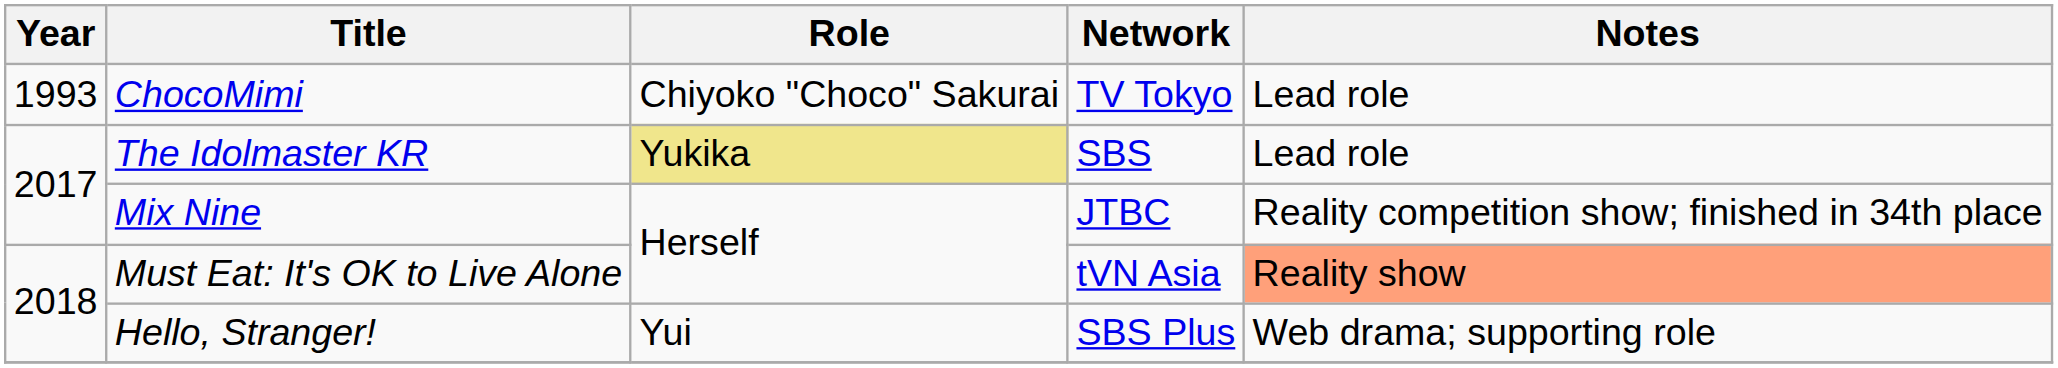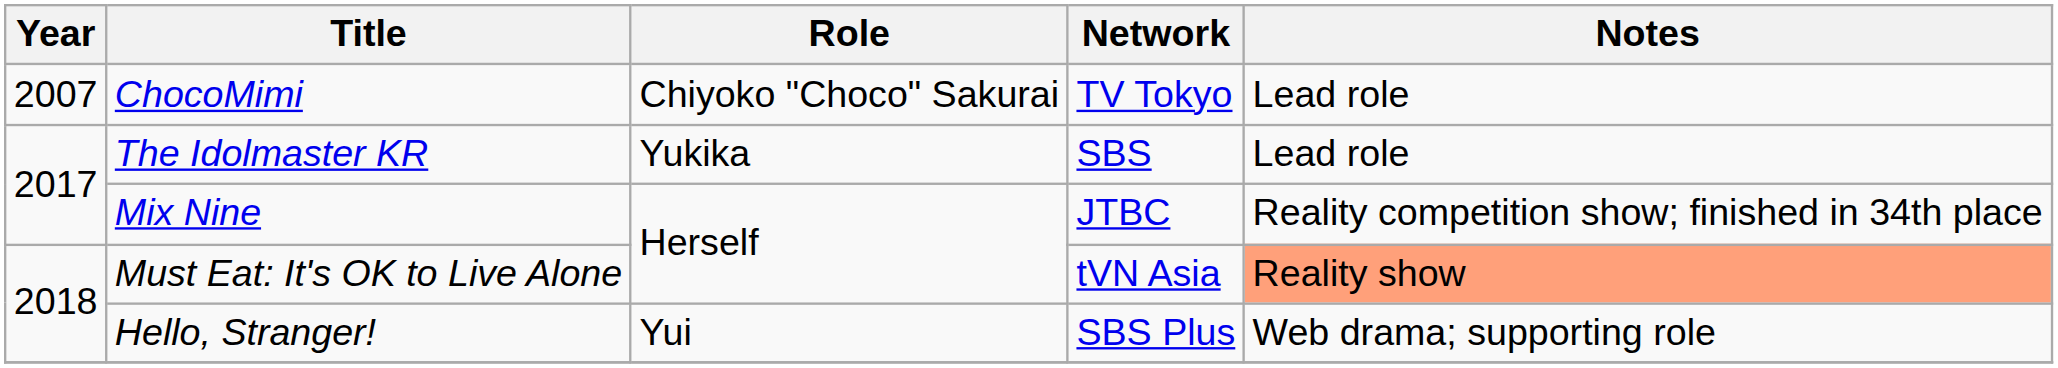(56, 93) 1993 -> (56, 93) 2007
(695, 153) khaki background -> (695, 153) no background
